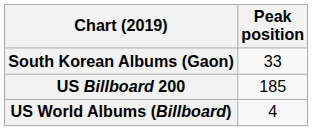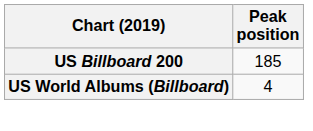- row: (121, 61)
